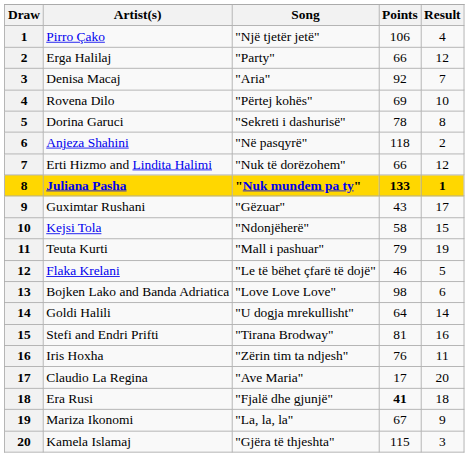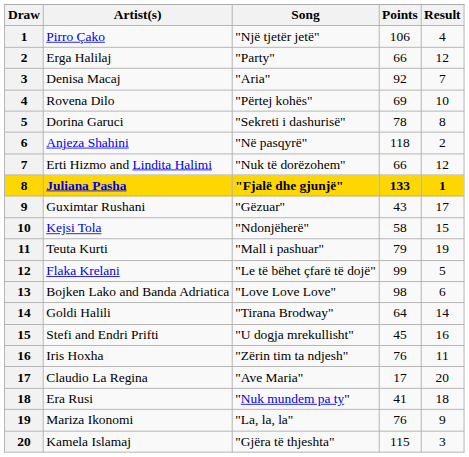(298, 185) "Nuk mundem pa ty" -> (289, 185) "Fjalë dhe gjunjë"
(400, 270) 46 -> (400, 270) 99
(295, 313) "U dogja mrekullisht" -> (284, 313) "Tirana Brodway"
(284, 334) "Tirana Brodway" -> (295, 334) "U dogja mrekullisht"
(400, 334) 81 -> (400, 334) 45
(284, 398) "Fjalë dhe gjunjë" -> (293, 398) "Nuk mundem pa ty"
(400, 398) bold -> (400, 398) normal
(400, 420) 67 -> (400, 420) 76
